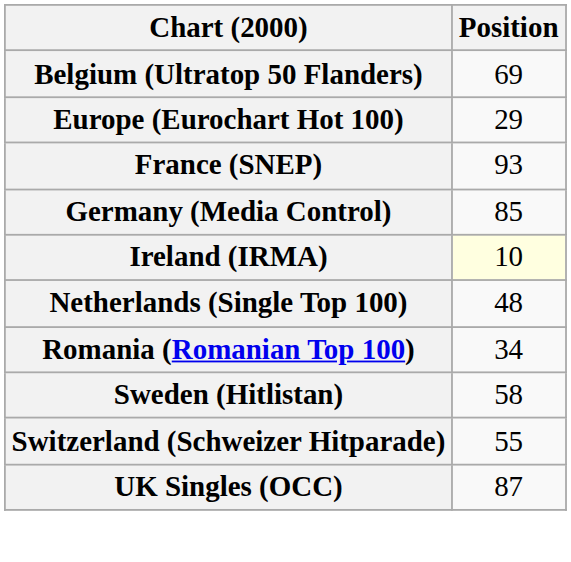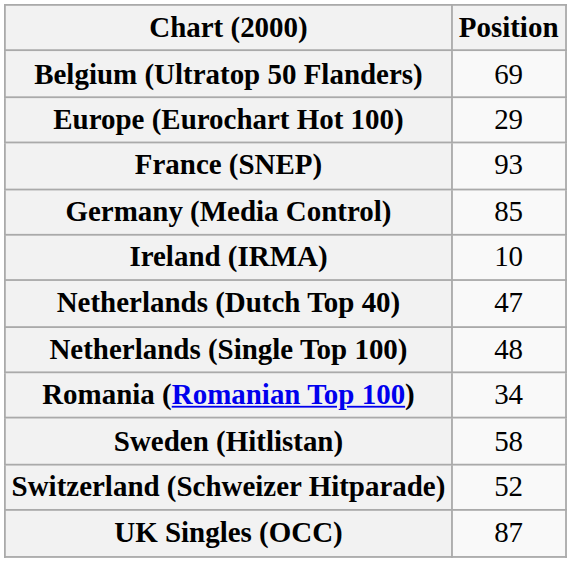(509, 257) lightyellow background -> (509, 257) no background
+ row: (228, 303)
(509, 440) 55 -> (509, 486) 52
